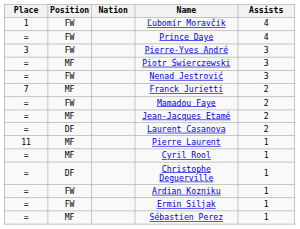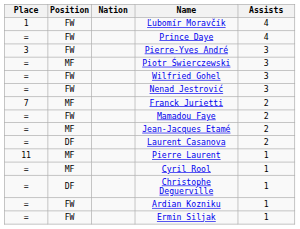+ row: (186, 77)
- row: (186, 218)
